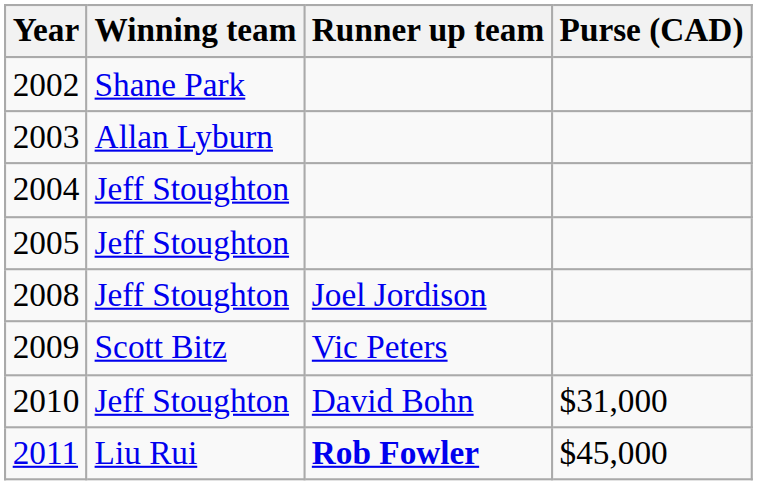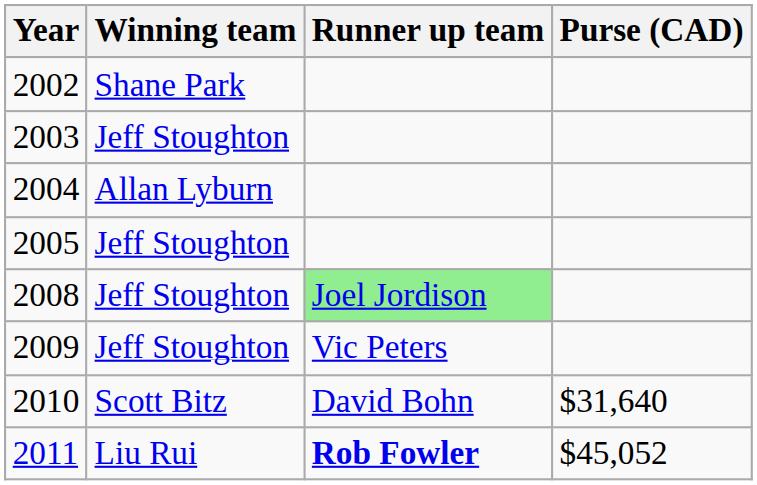(184, 136) Allan Lyburn -> (192, 136) Jeff Stoughton
(192, 189) Jeff Stoughton -> (184, 189) Allan Lyburn
(399, 294) no background -> (399, 294) lightgreen background
(161, 347) Scott Bitz -> (192, 347) Jeff Stoughton
(192, 400) Jeff Stoughton -> (161, 400) Scott Bitz
(614, 400) $31,000 -> (614, 400) $31,640
(614, 453) $45,000 -> (614, 453) $45,052
